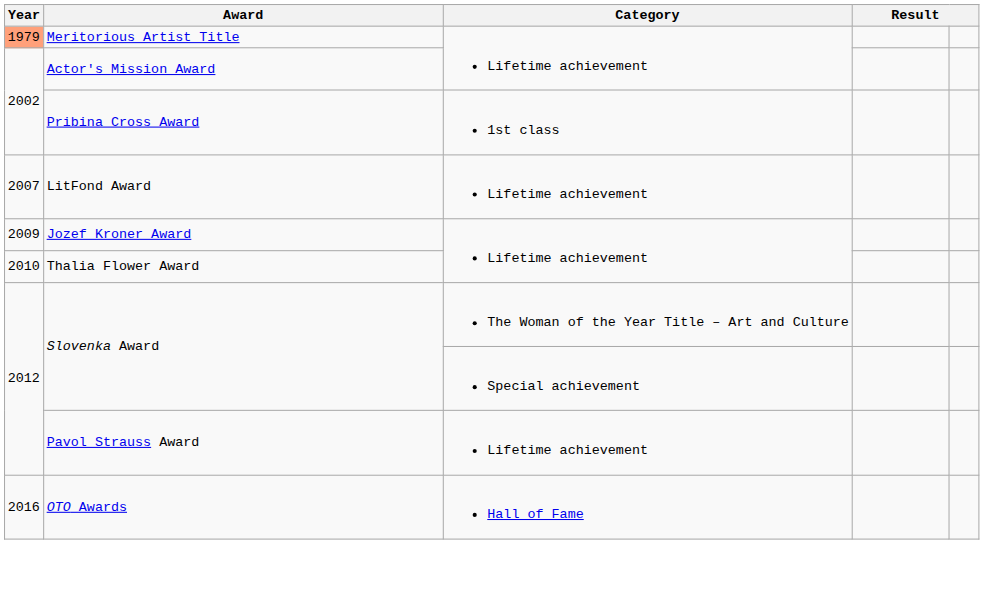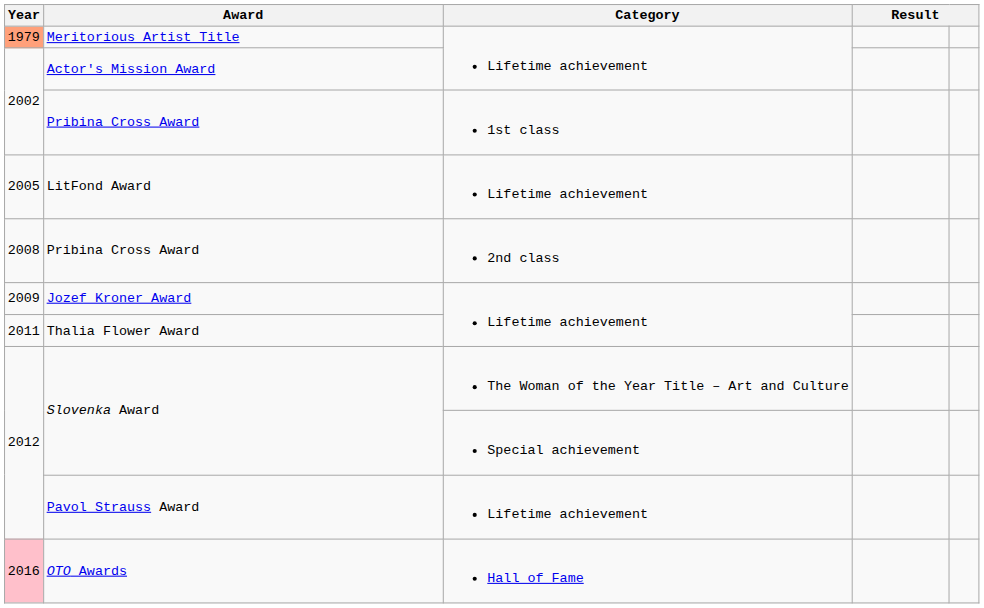(24, 186) 2007 -> (24, 186) 2005
+ row: (123, 251)
(24, 267) 2010 -> (24, 331) 2011
(24, 507) no background -> (24, 571) pink background
